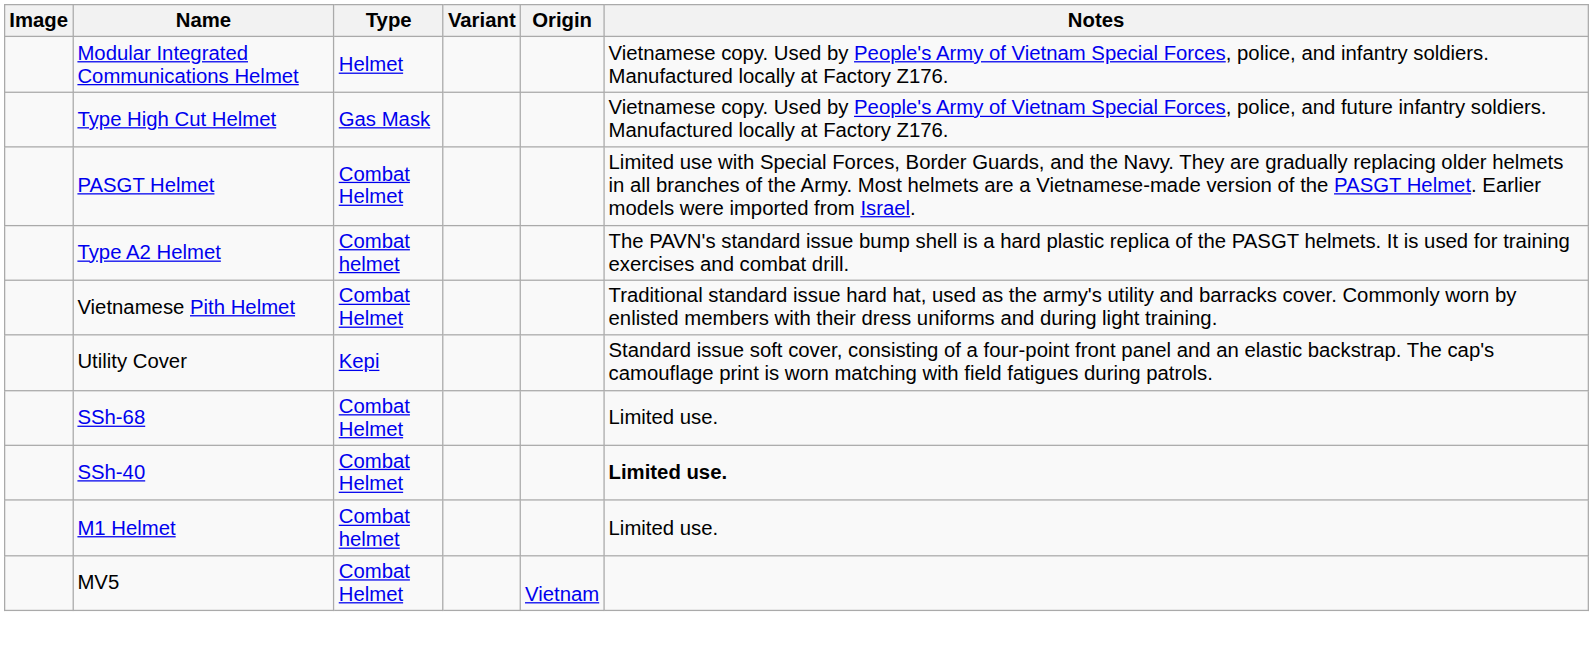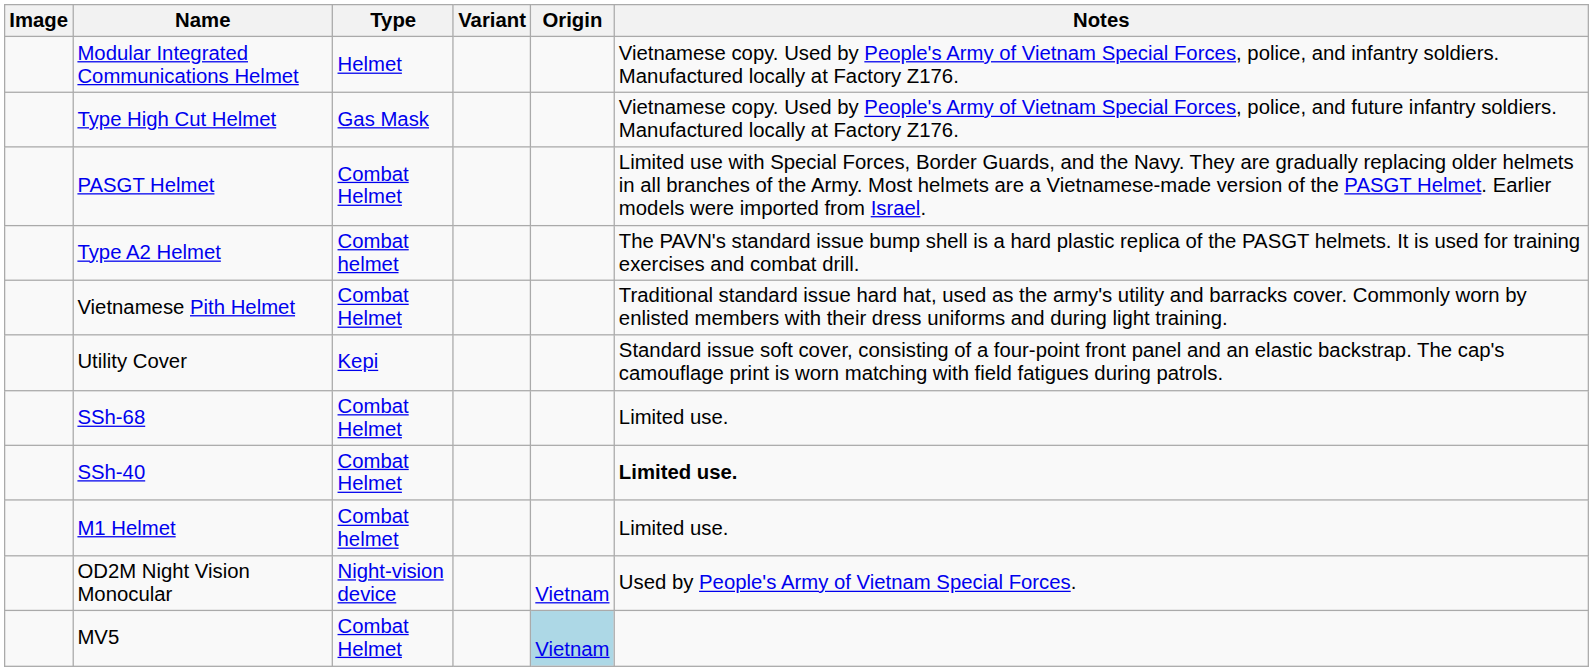+ row: (164, 582)
(562, 594) no background -> (572, 649) lightblue background
